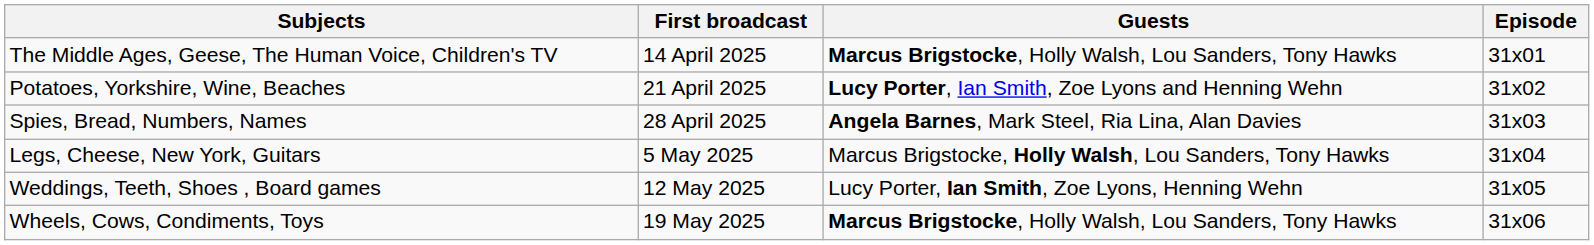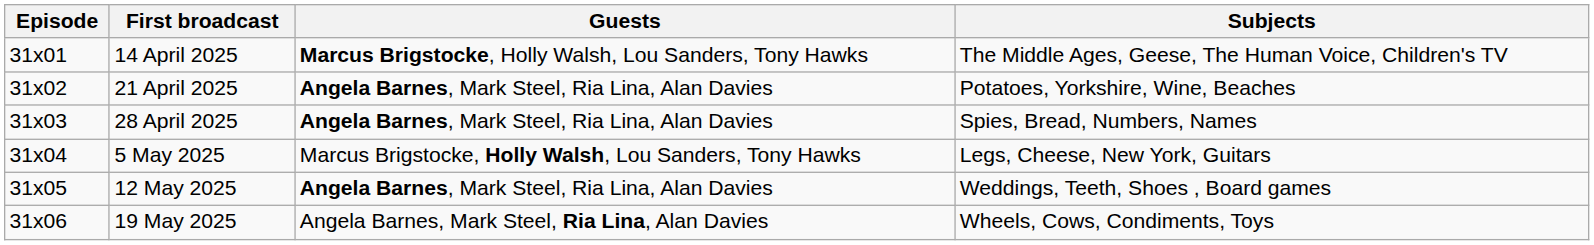columns swapped: (1536, 21) <-> (321, 21)
(1085, 88) Lucy Porter, Ian Smith, Zoe Lyons and Henning Wehn -> (536, 88) Angela Barnes, Mark Steel, Ria Lina, Alan Davies
(1065, 188) Lucy Porter, Ian Smith, Zoe Lyons, Henning Wehn -> (536, 188) Angela Barnes, Mark Steel, Ria Lina, Alan Davies
(1112, 222) Marcus Brigstocke, Holly Walsh, Lou Sanders, Tony Hawks -> (534, 222) Angela Barnes, Mark Steel, Ria Lina, Alan Davies
